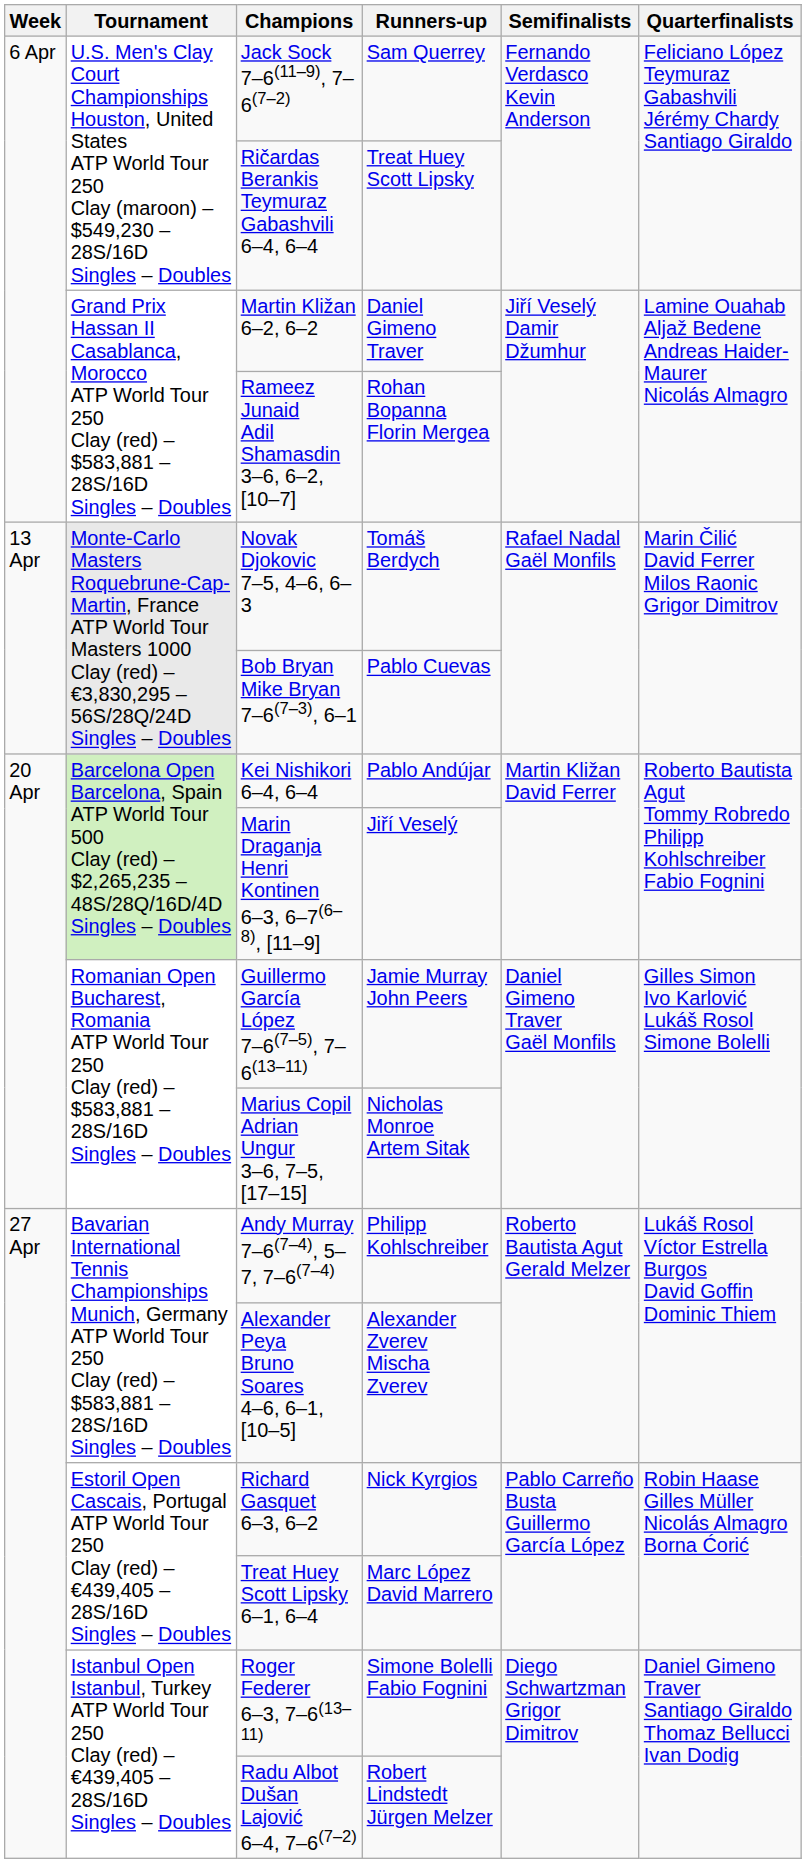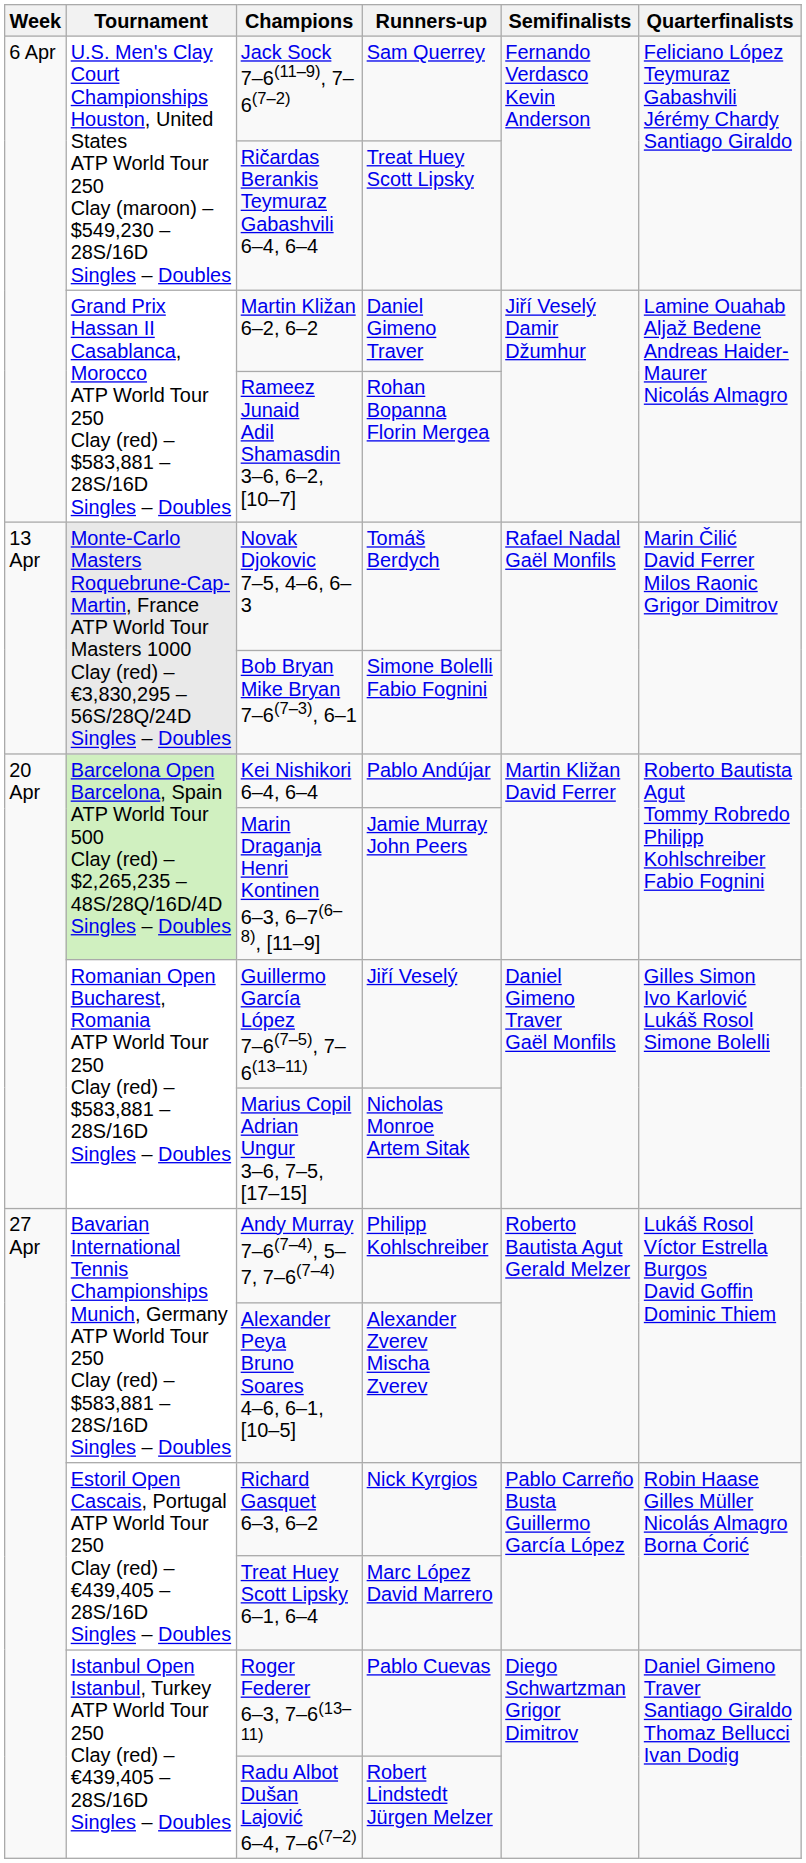(429, 666) Pablo Cuevas -> (430, 677) Simone Bolelli Fabio Fognini
(412, 824) Jiří Veselý -> (427, 835) Jamie Murray John Peers
(427, 986) Jamie Murray John Peers -> (412, 975) Jiří Veselý
(430, 1677) Simone Bolelli Fabio Fognini -> (429, 1666) Pablo Cuevas
